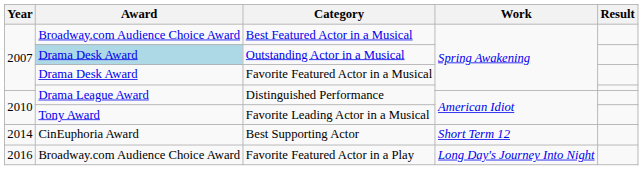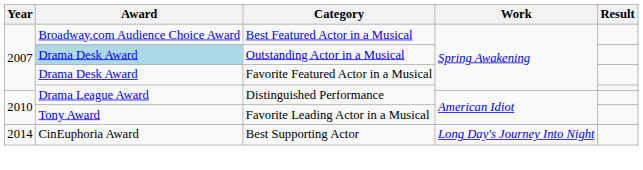(474, 134) Short Term 12 -> (516, 134) Long Day's Journey Into Night
- row: (20, 154)
